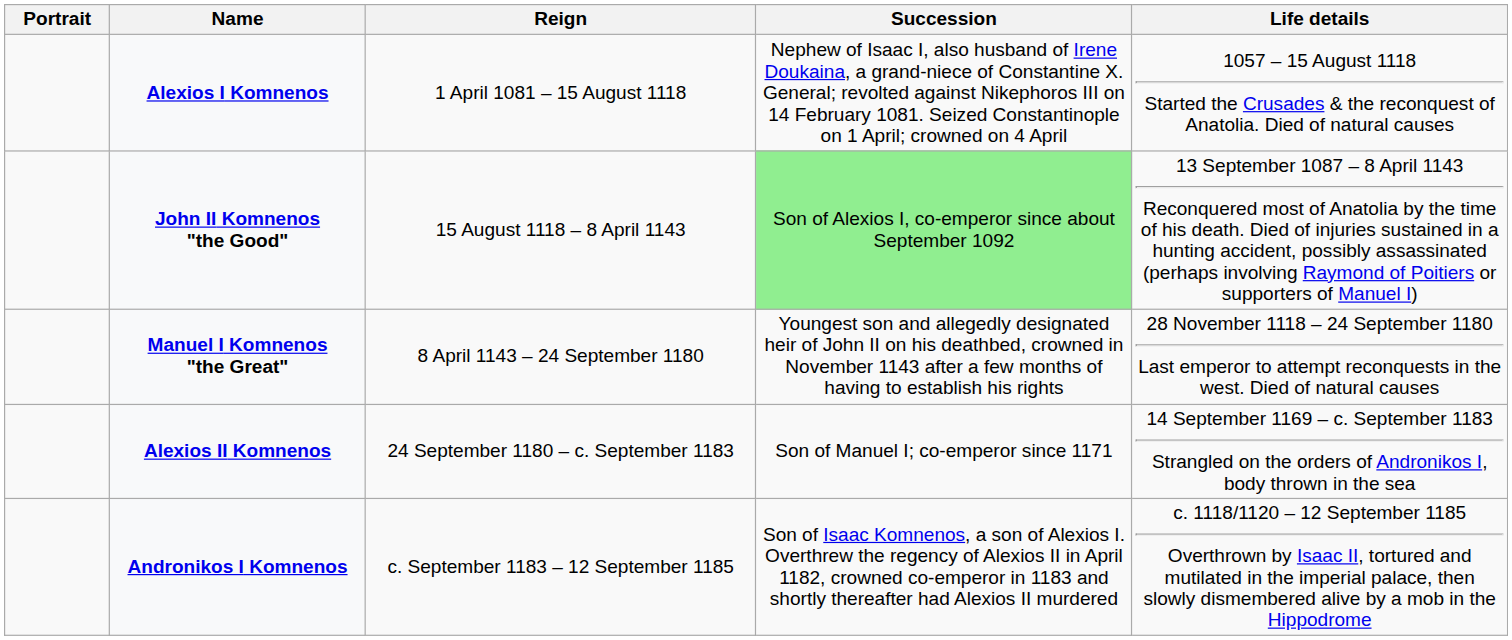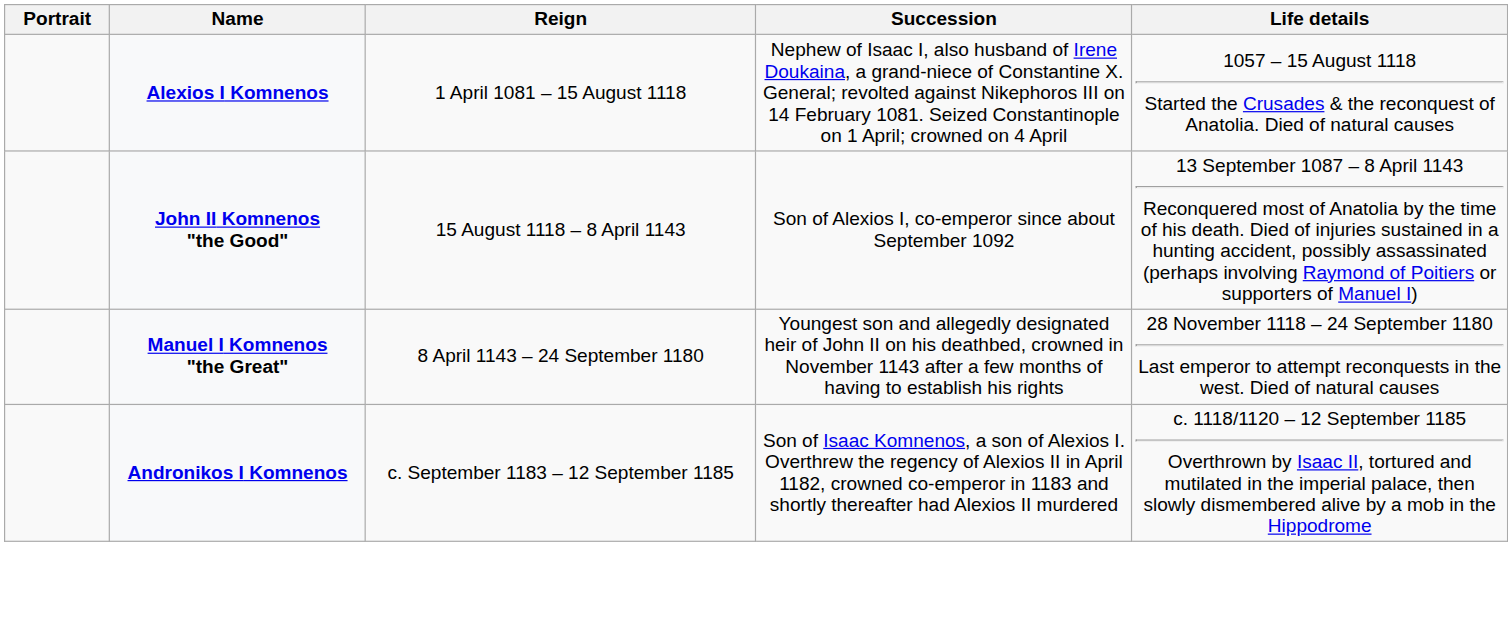(944, 229) lightgreen background -> (944, 229) no background
- row: (238, 450)
